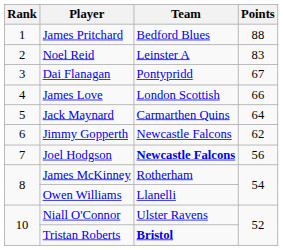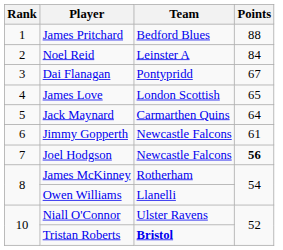(258, 54) 83 -> (254, 54) 84
(258, 94) 66 -> (254, 94) 65
(258, 134) 62 -> (254, 134) 61
(186, 154) bold -> (184, 154) normal
(258, 154) normal -> (254, 154) bold
